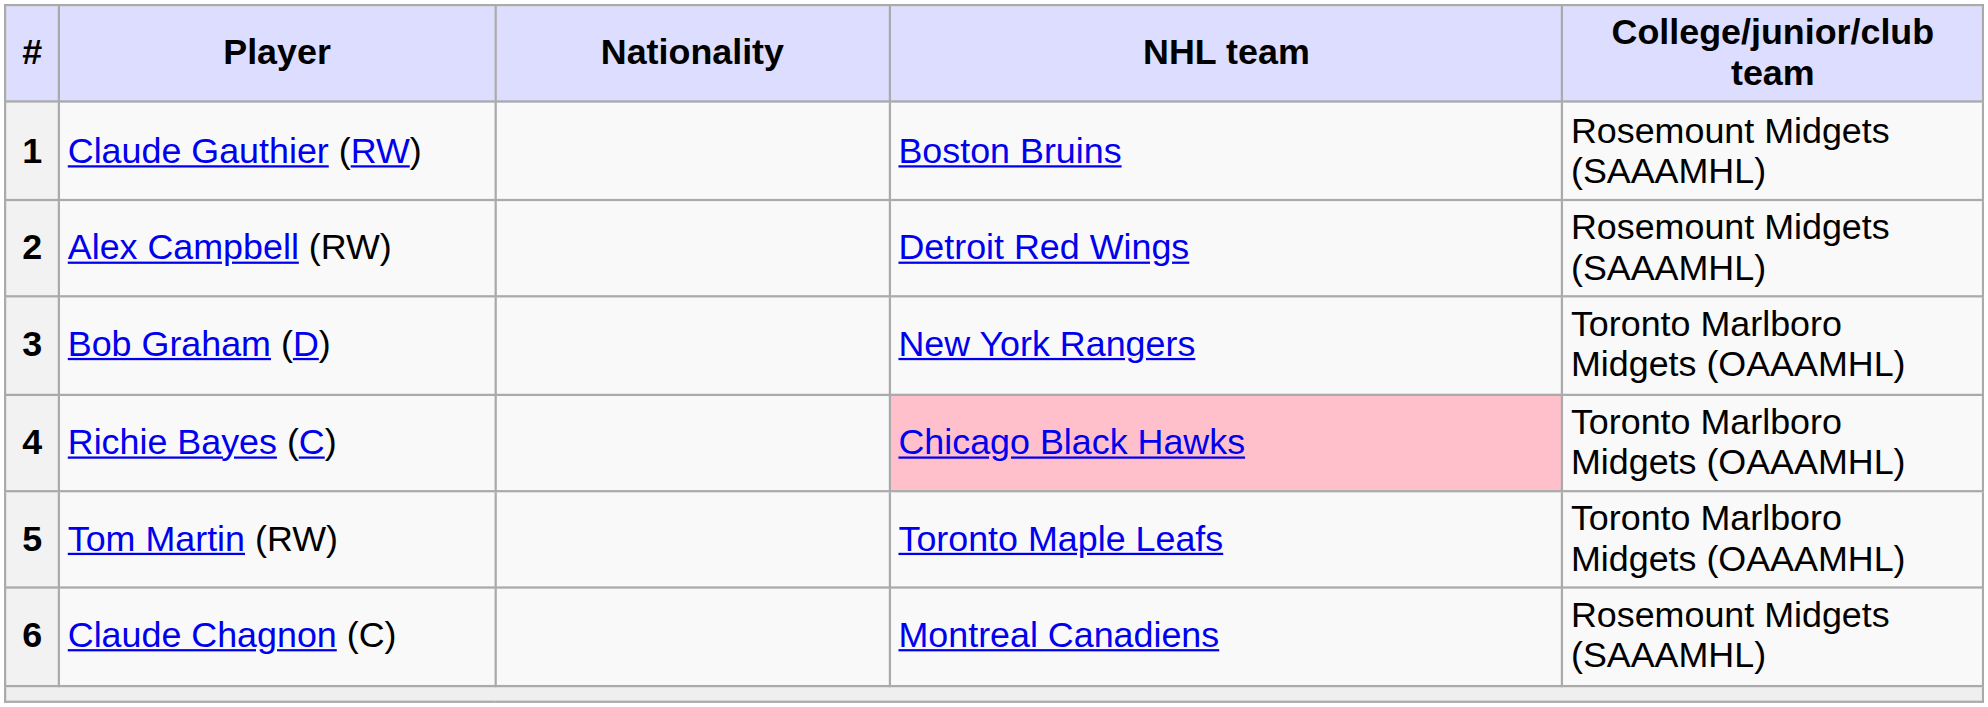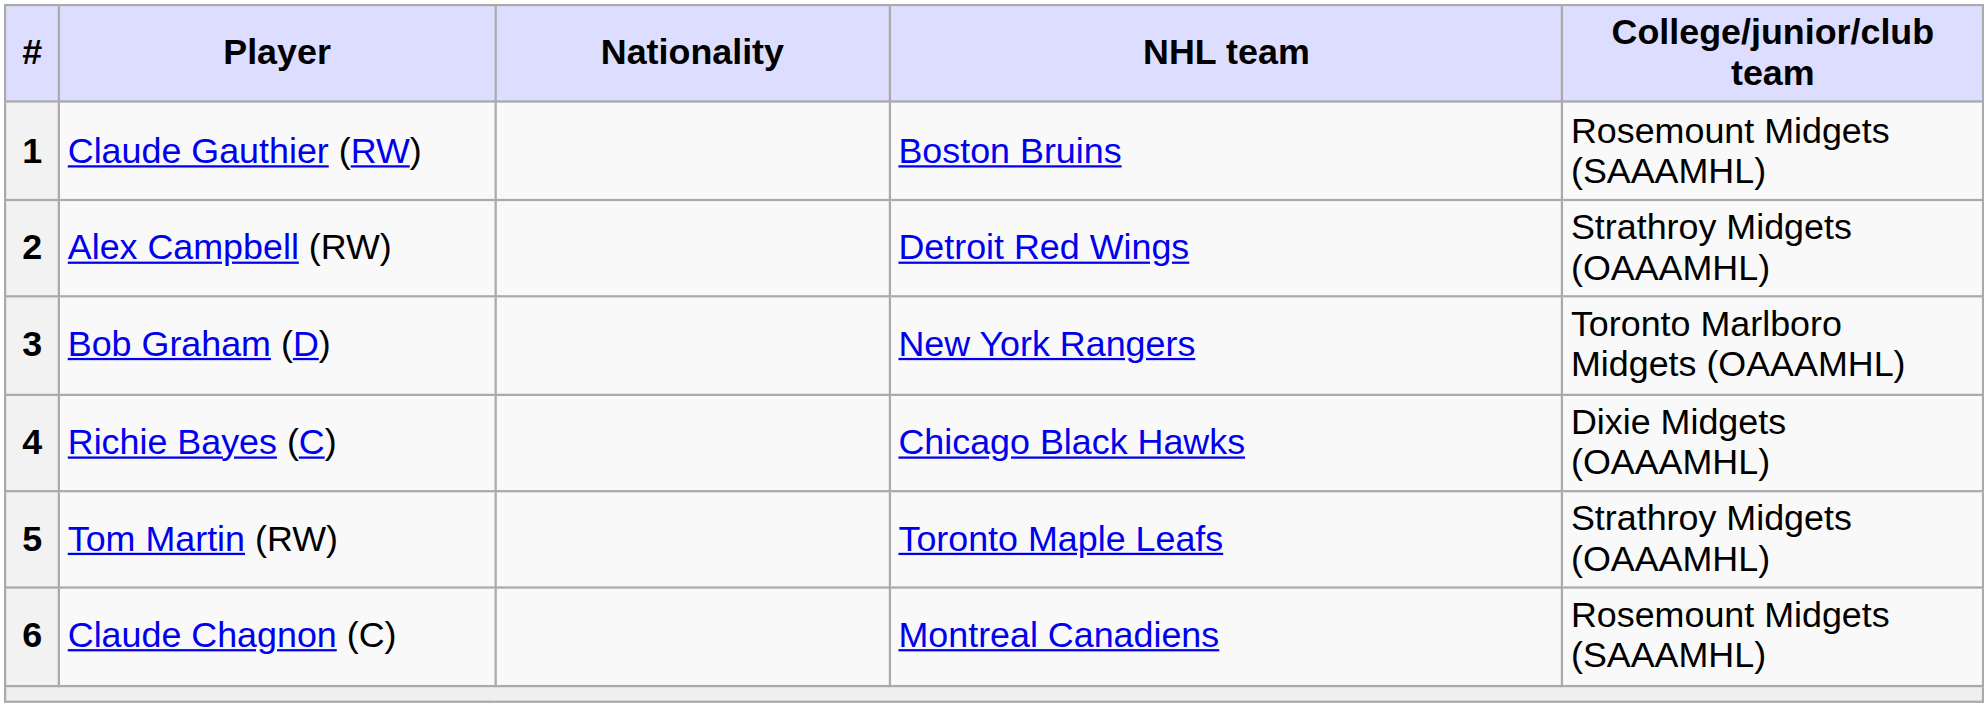(1730, 247) Rosemount Midgets (SAAAMHL) -> (1711, 247) Strathroy Midgets (OAAAMHL)
(1072, 441) pink background -> (1072, 441) no background
(1738, 441) Toronto Marlboro Midgets (OAAAMHL) -> (1679, 441) Dixie Midgets (OAAAMHL)
(1738, 538) Toronto Marlboro Midgets (OAAAMHL) -> (1711, 538) Strathroy Midgets (OAAAMHL)
